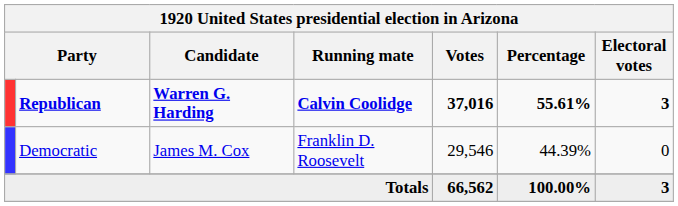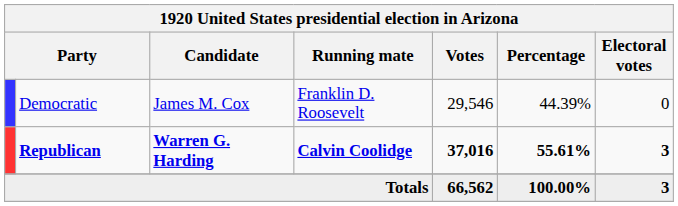rows swapped: (60, 103) <-> (58, 150)
